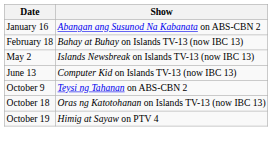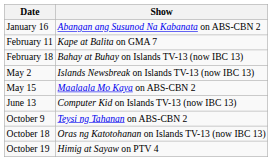+ row: (30, 42)
+ row: (21, 88)
